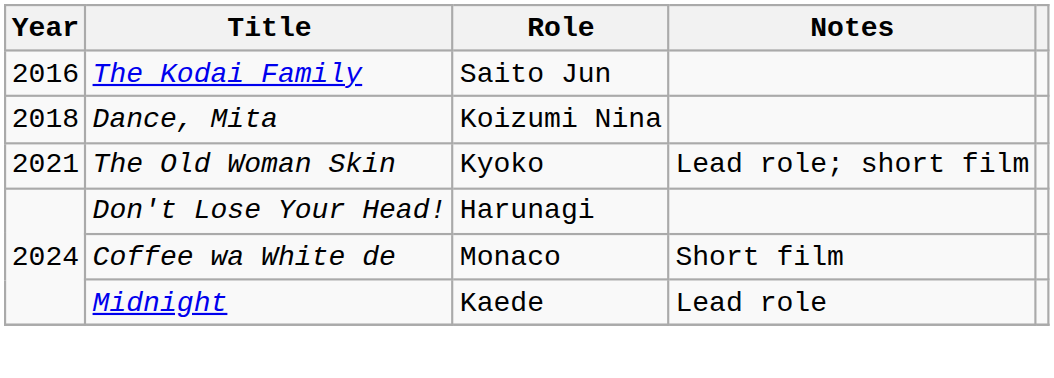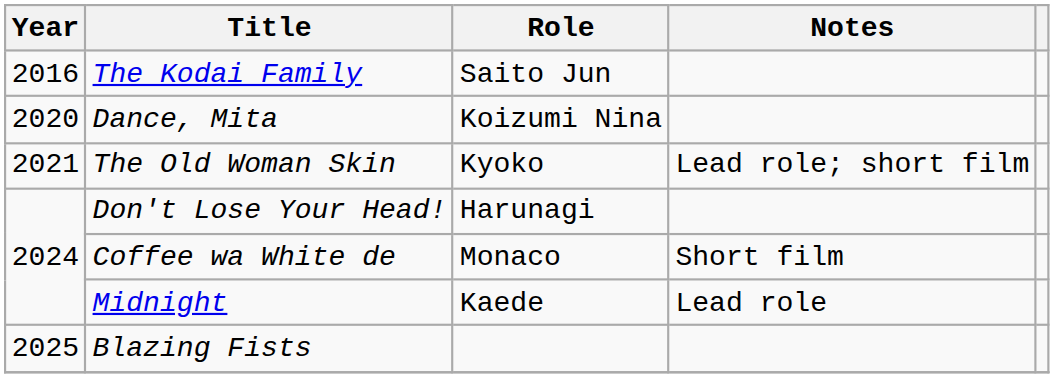(45, 119) 2018 -> (45, 119) 2020
+ row: (202, 348)
